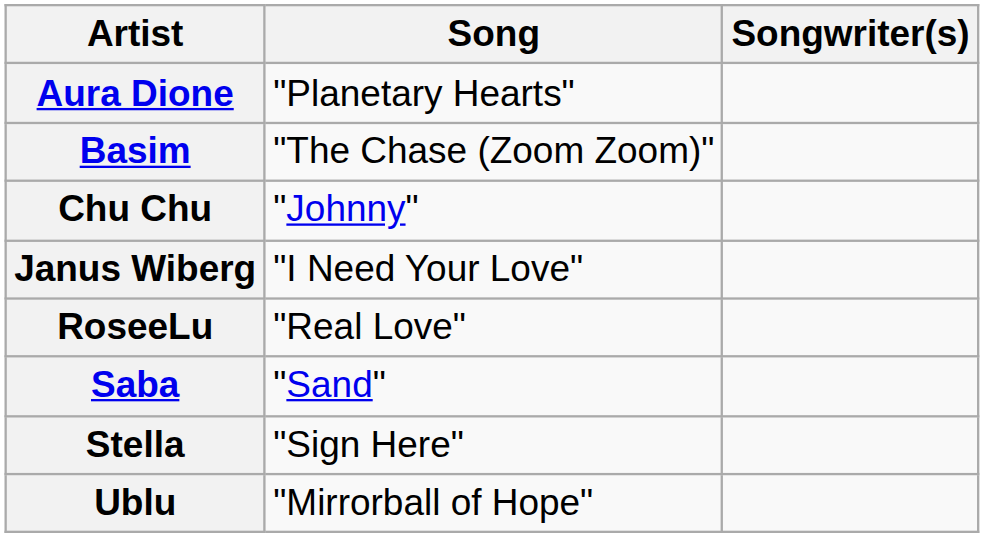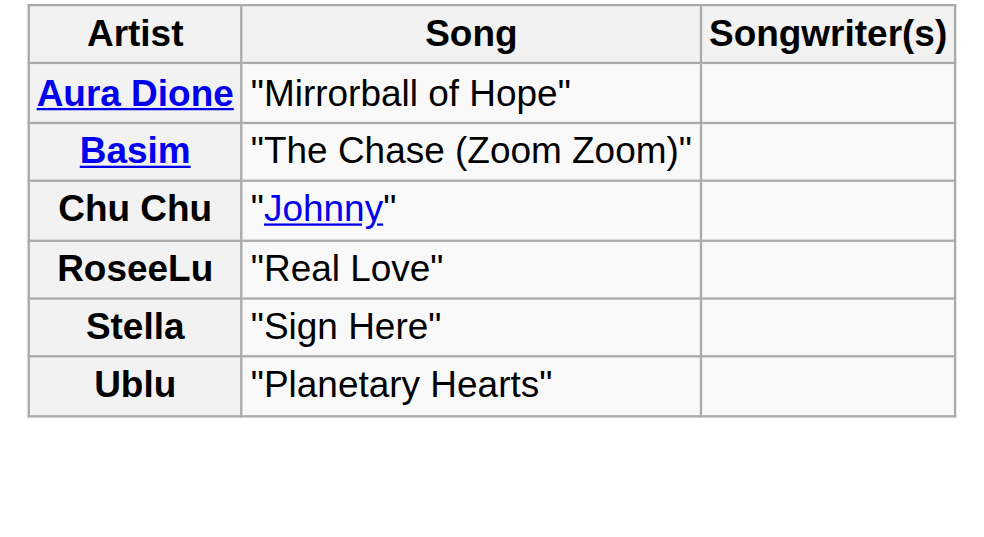(424, 92) "Planetary Hearts" -> (411, 92) "Mirrorball of Hope"
- row: (135, 268)
- row: (135, 385)
(433, 502) "Mirrorball of Hope" -> (402, 385) "Planetary Hearts"
